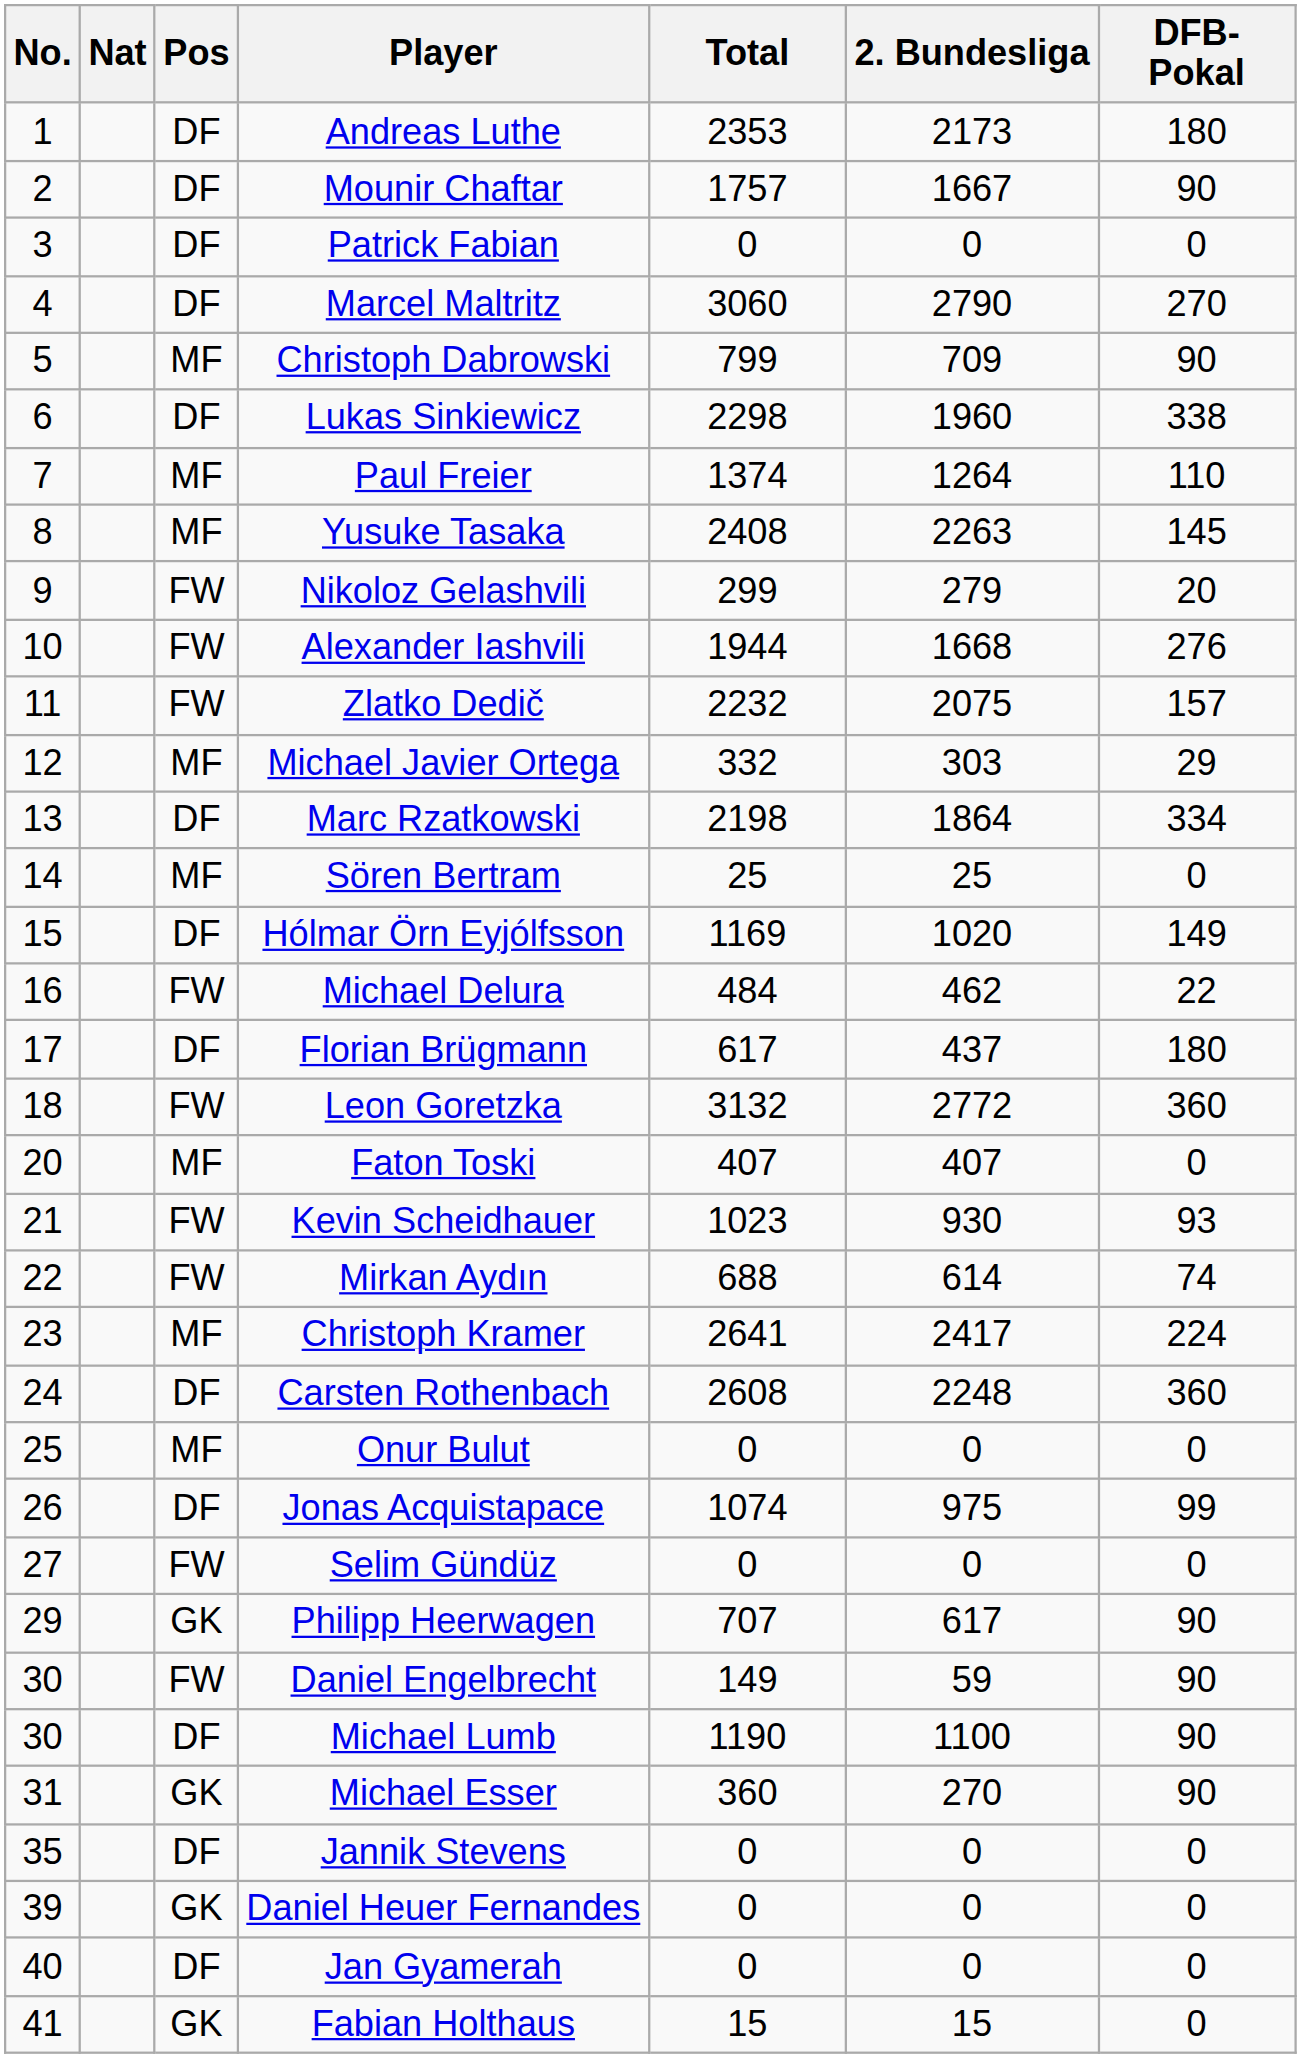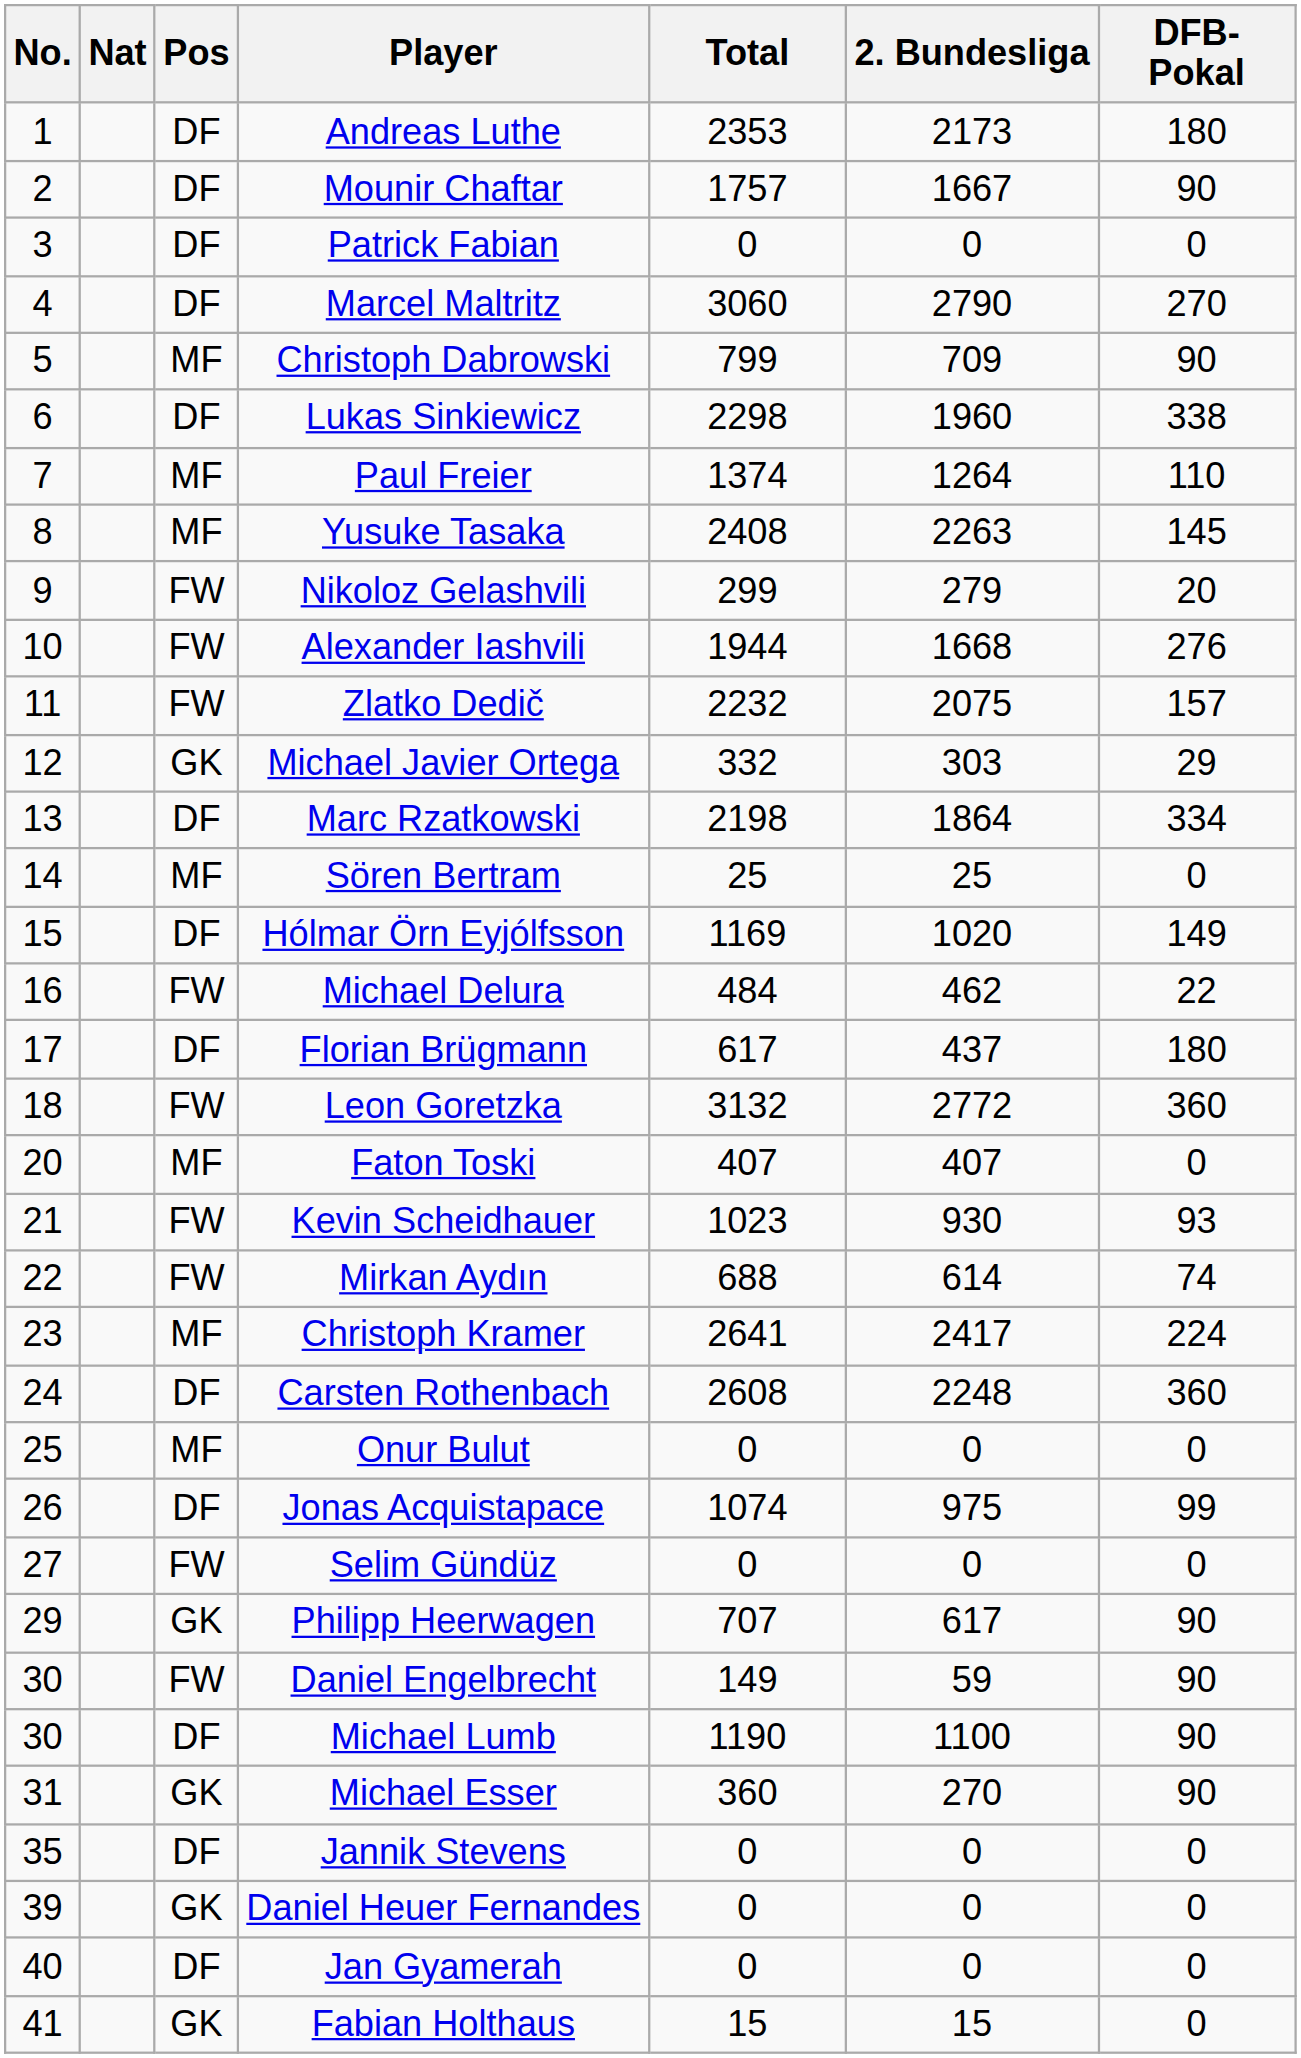(196, 762) MF -> (196, 762) GK
